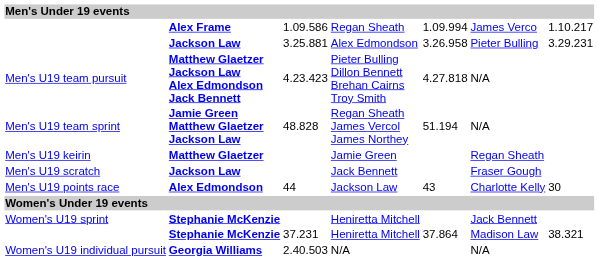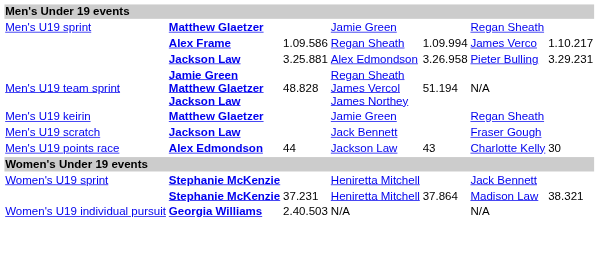+ row: (48, 27)
- row: (66, 78)
